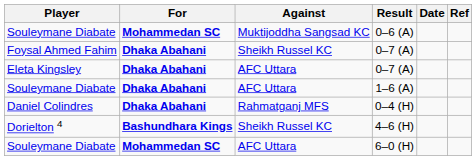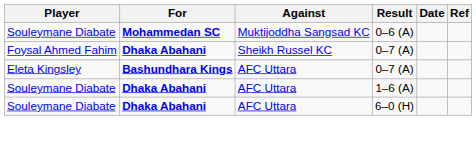(164, 69) Dhaka Abahani -> (177, 69) Bashundhara Kings
- row: (50, 106)
- row: (35, 126)
(171, 146) Mohammedan SC -> (164, 106) Dhaka Abahani
